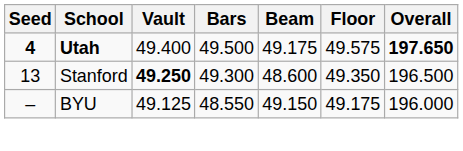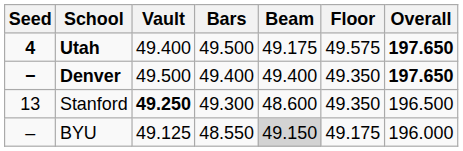+ row: (90, 76)
(290, 104) no background -> (290, 133) lightgrey background
